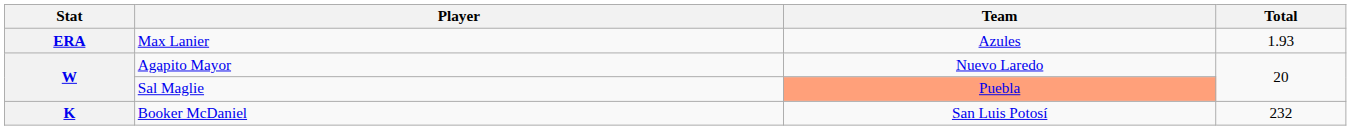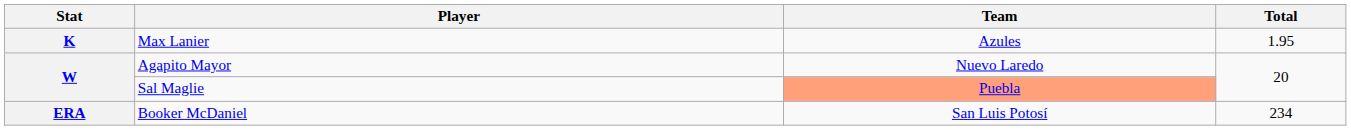(69, 40) ERA -> (69, 40) K
(1281, 40) 1.93 -> (1281, 40) 1.95
(69, 112) K -> (69, 112) ERA
(1281, 112) 232 -> (1281, 112) 234
